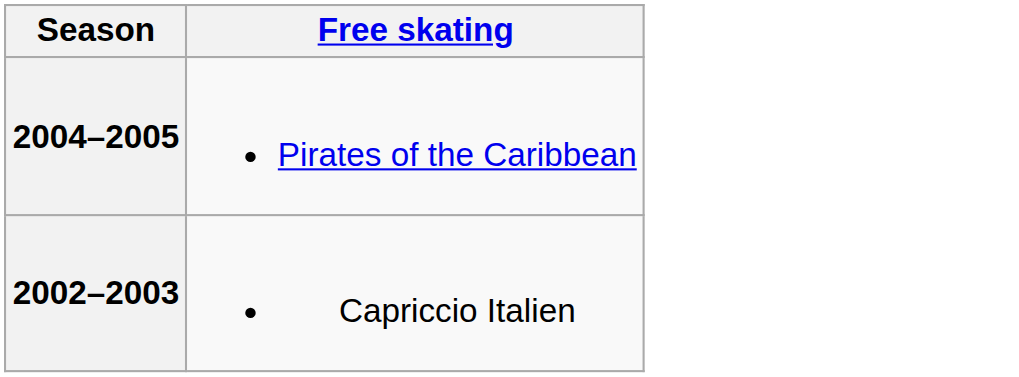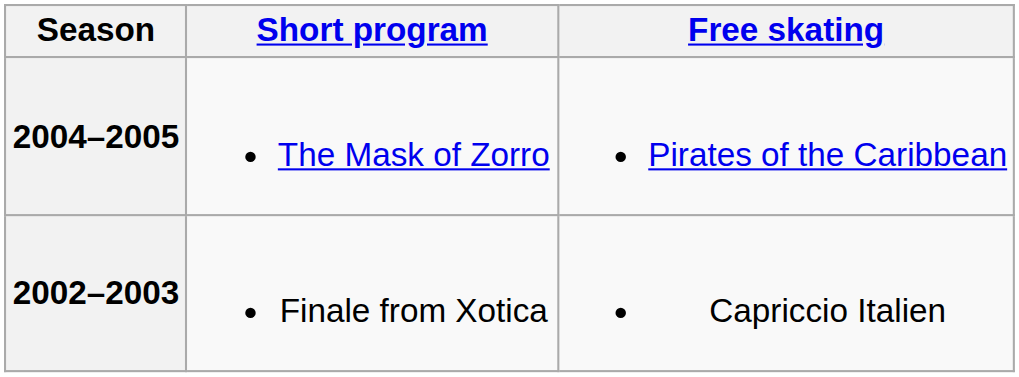+ column: (372, 30)
